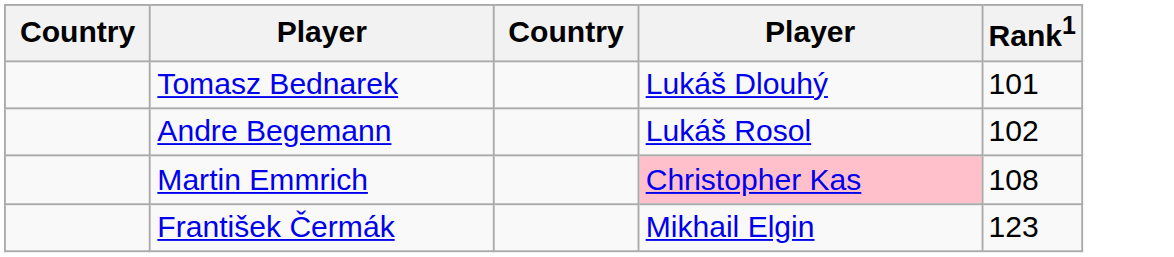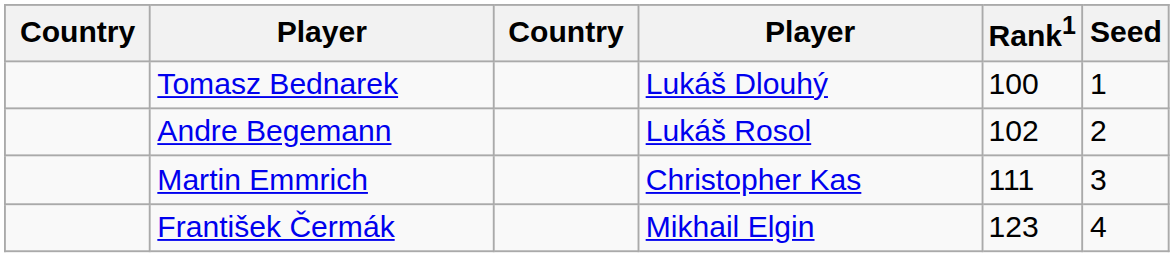+ column: (1126, 32)
(1014, 84) 101 -> (1014, 84) 100
(754, 179) pink background -> (754, 179) no background
(1014, 179) 108 -> (1011, 179) 111
